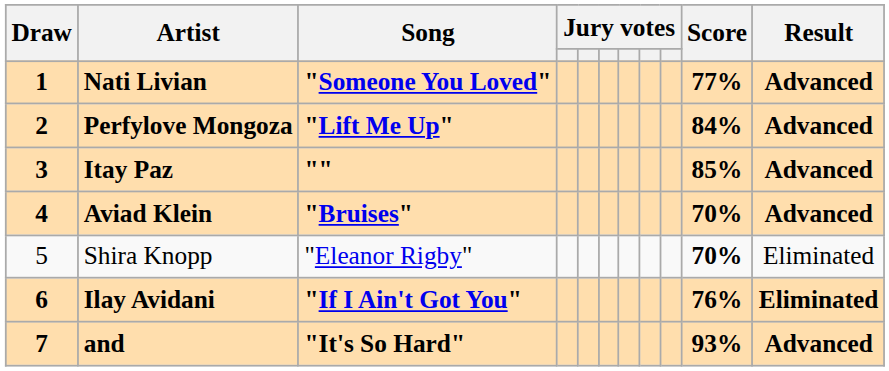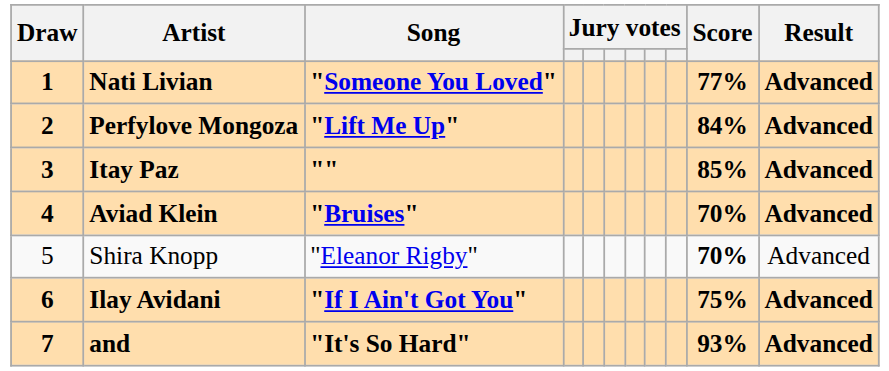(819, 257) Eliminated -> (819, 257) Advanced
(717, 300) 76% -> (723, 300) 75%
(819, 300) Eliminated -> (819, 300) Advanced
